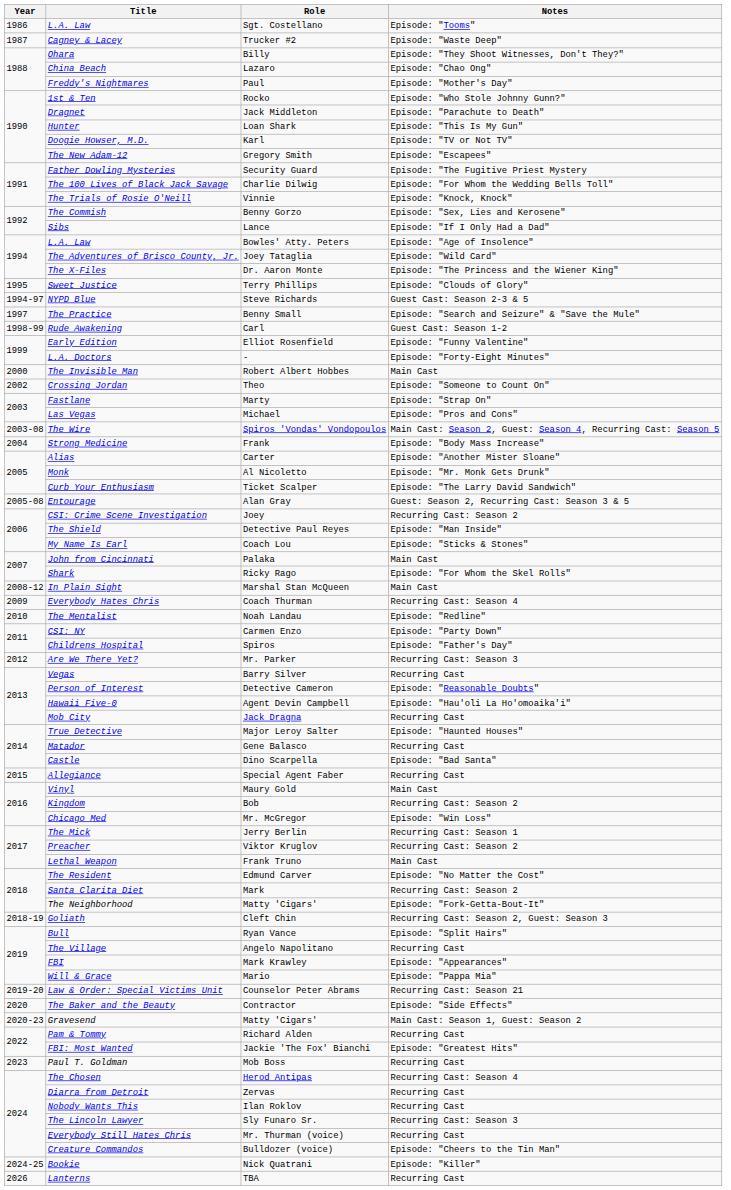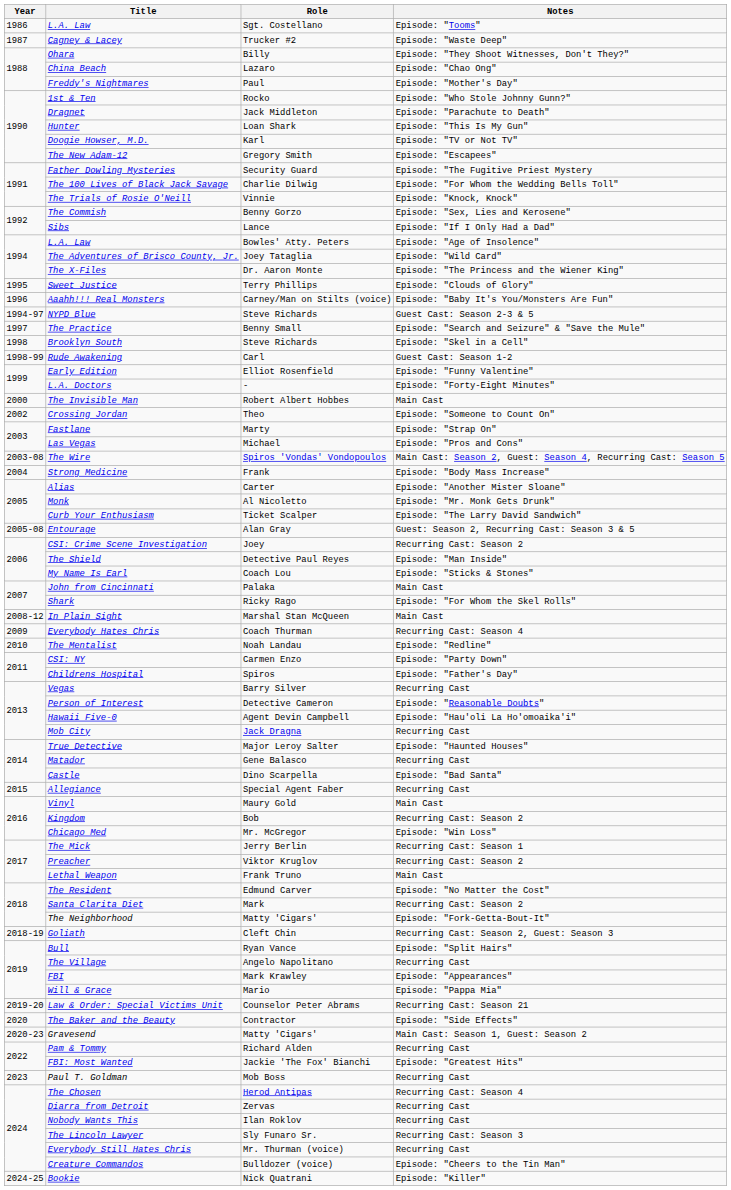+ row: (106, 300)
+ row: (85, 343)
- row: (93, 660)
- row: (69, 1179)
